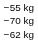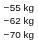rows swapped: (19, 34) <-> (19, 21)
